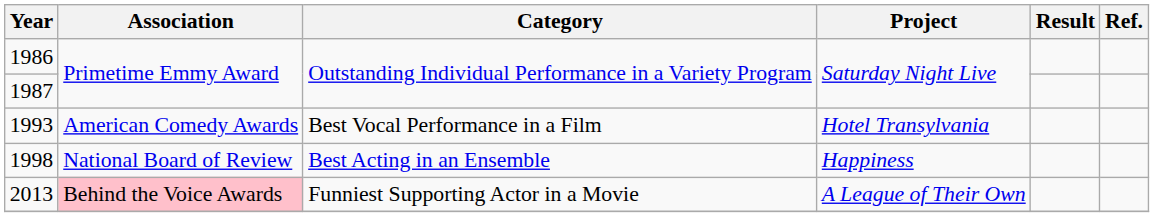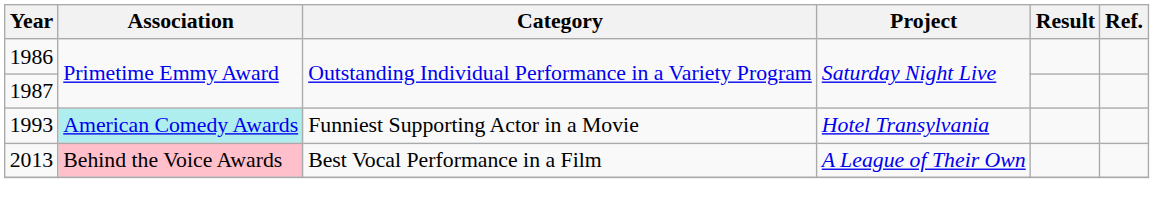(181, 125) no background -> (181, 125) paleturquoise background
(455, 125) Best Vocal Performance in a Film -> (473, 125) Funniest Supporting Actor in a Movie
- row: (31, 159)
(473, 194) Funniest Supporting Actor in a Movie -> (455, 159) Best Vocal Performance in a Film
